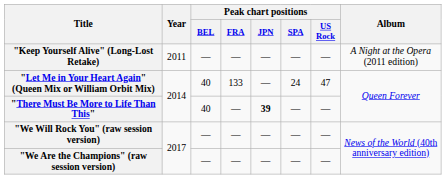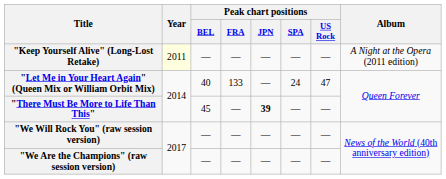(177, 57) no background -> (177, 57) lightyellow background
(206, 109) 40 -> (206, 109) 45
